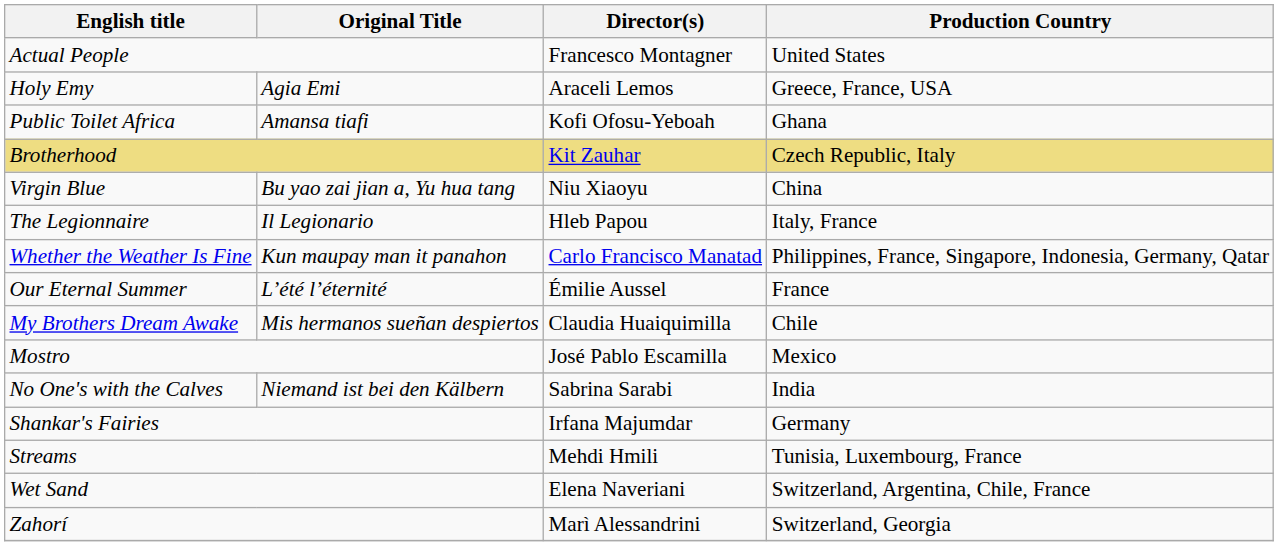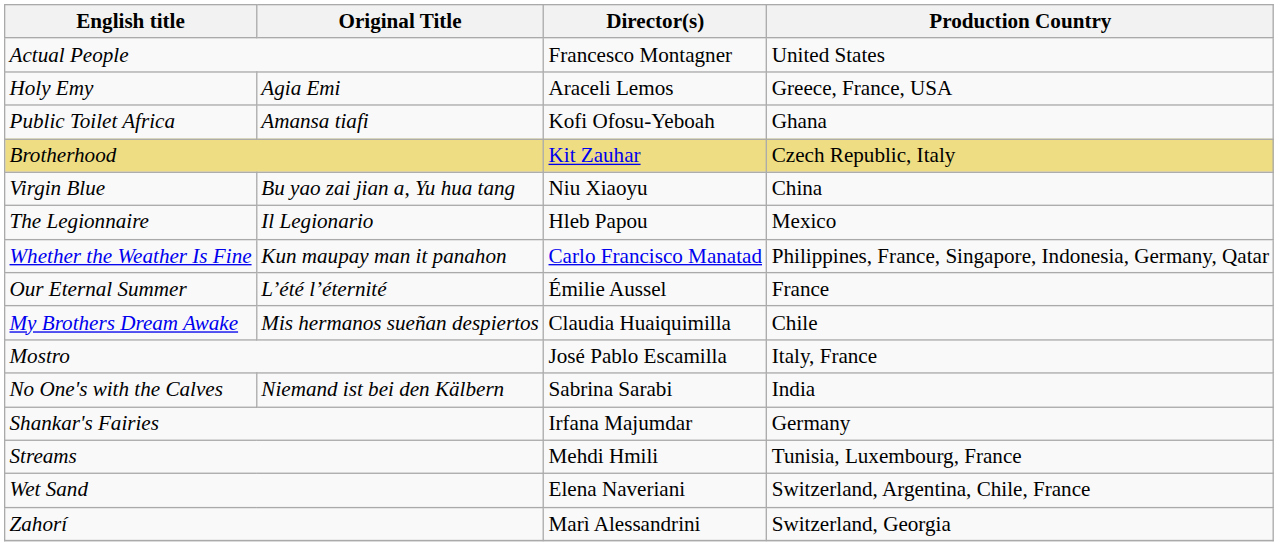(824, 222) Italy, France -> (804, 222) Mexico
(804, 356) Mexico -> (824, 356) Italy, France
